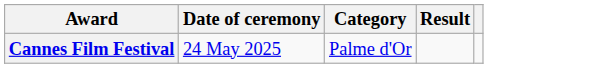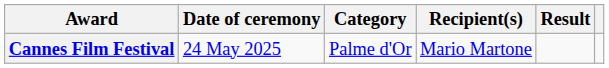+ column: (476, 19)
